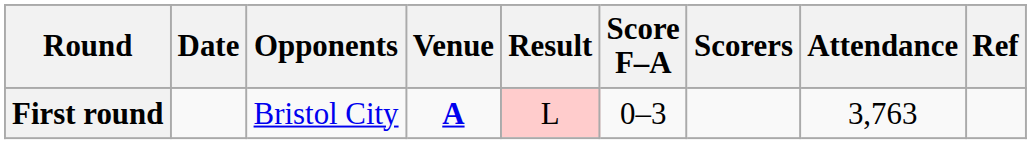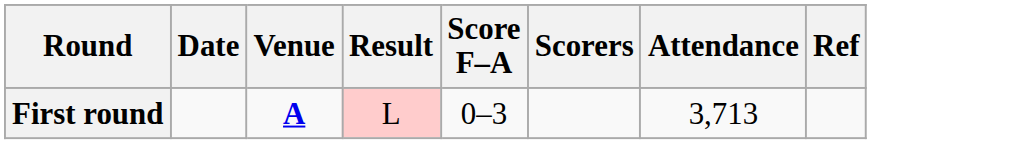- column: (326, 46)
(883, 112) 3,763 -> (723, 112) 3,713
